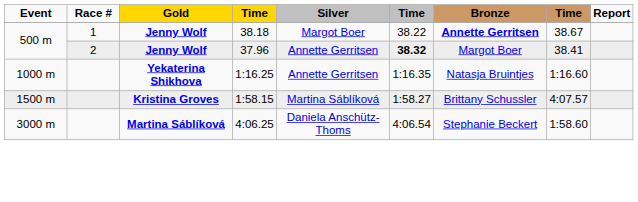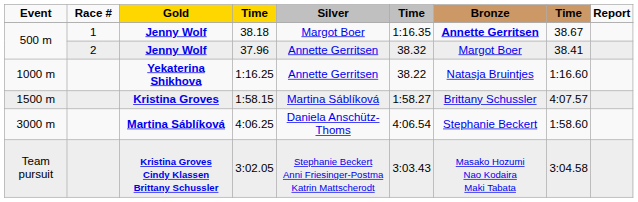(412, 31) 38.22 -> (412, 31) 1:16.35
(412, 50) bold -> (412, 50) normal
(412, 74) 1:16.35 -> (412, 74) 38.22
+ row: (255, 168)
